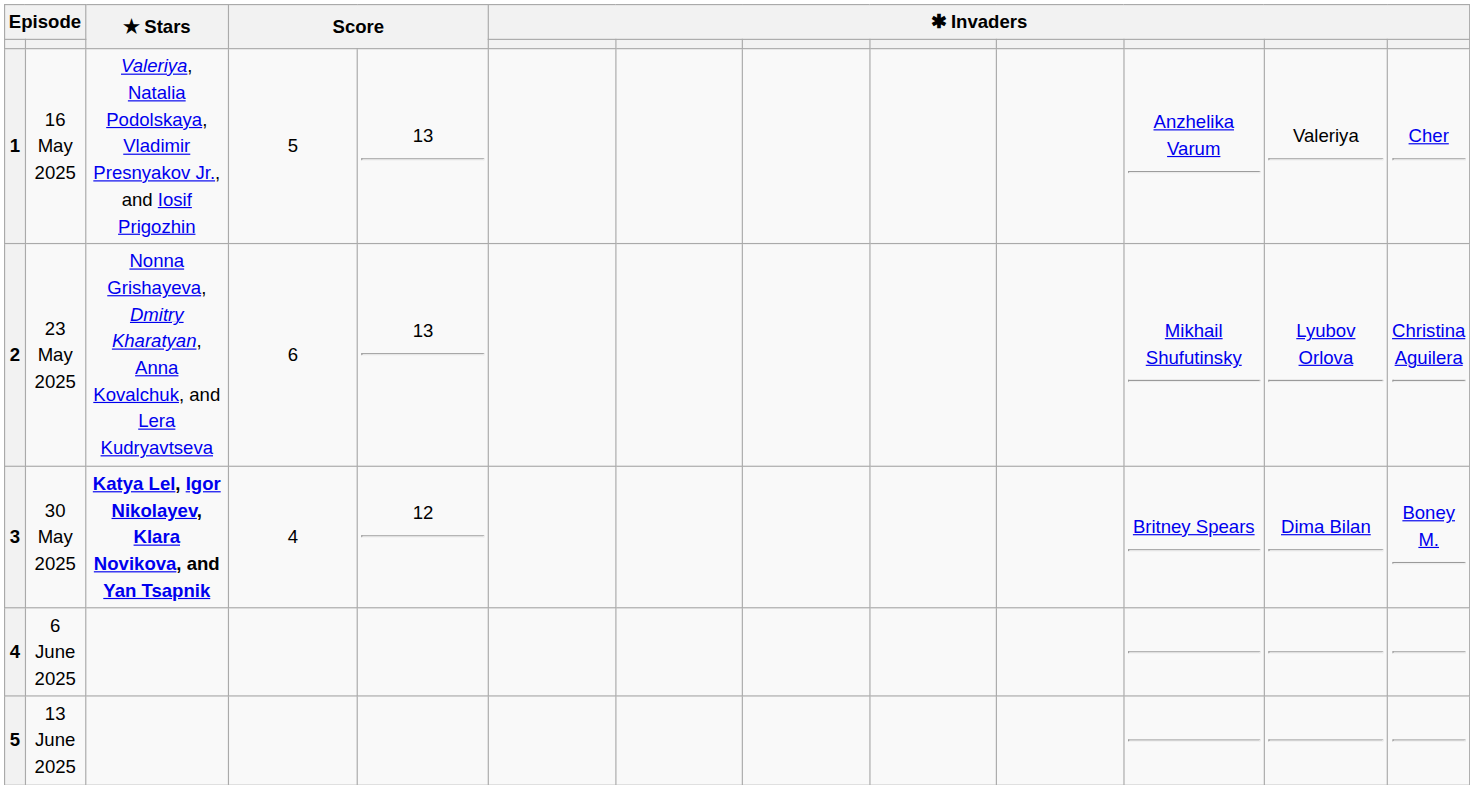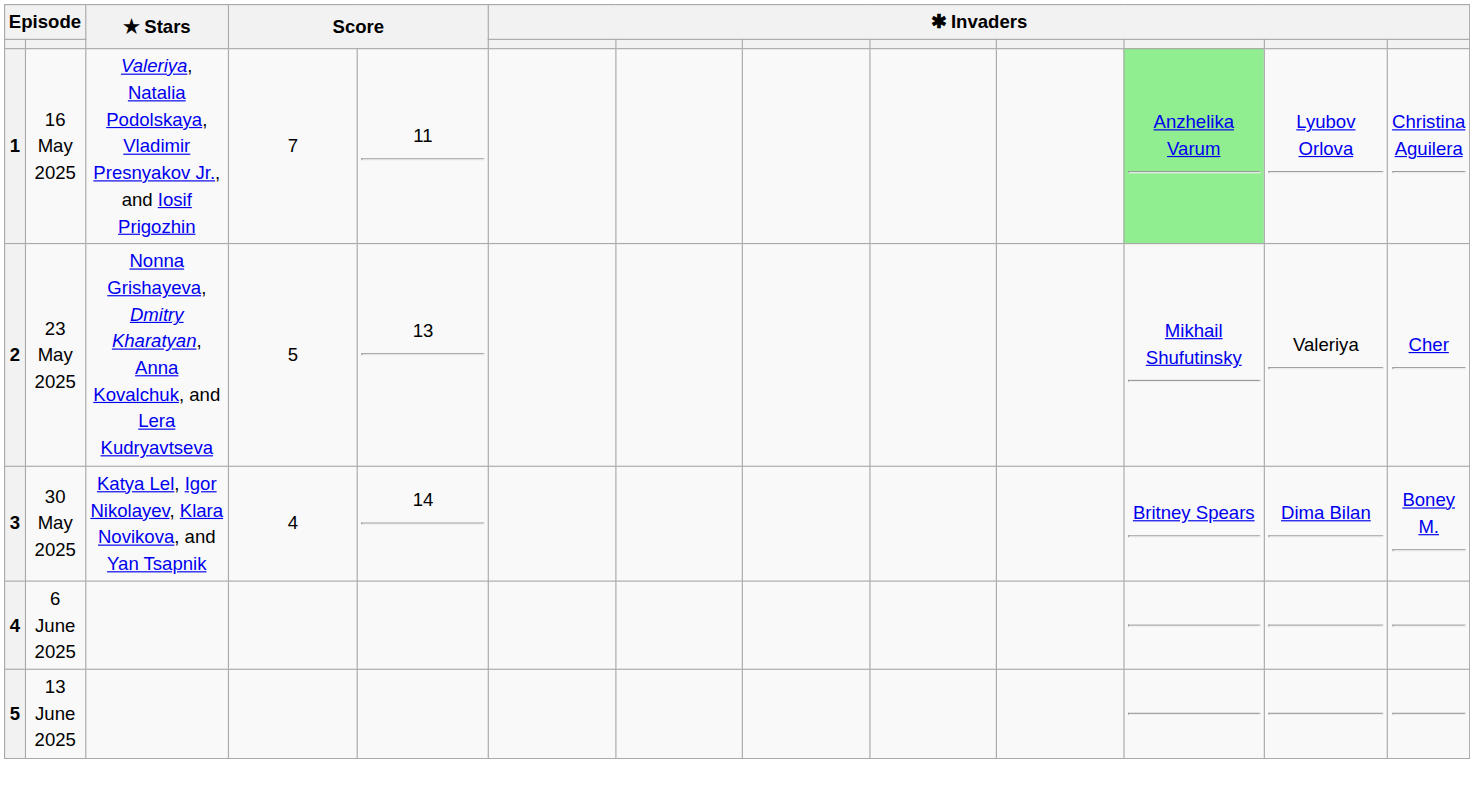(293, 146) 5 -> (293, 146) 7
(423, 143) 13 -> (423, 143) 11
(1194, 143) no background -> (1194, 143) lightgreen background
(1326, 143) Valeriya -> (1326, 143) Lyubov Orlova
(1429, 143) Cher -> (1429, 143) Christina Aguilera
(293, 355) 6 -> (293, 355) 5
(1326, 352) Lyubov Orlova -> (1326, 352) Valeriya
(1429, 352) Christina Aguilera -> (1429, 352) Cher
(157, 537) bold -> (157, 523) normal
(423, 520) 12 -> (423, 507) 14
